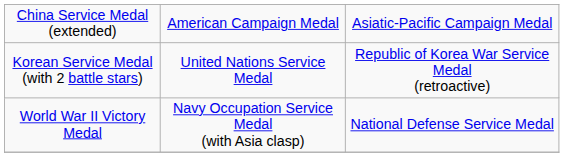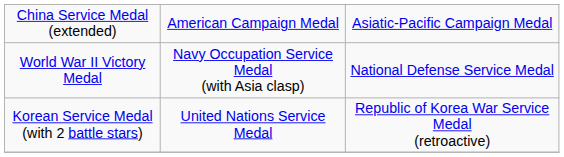rows swapped: (83, 125) <-> (83, 70)
